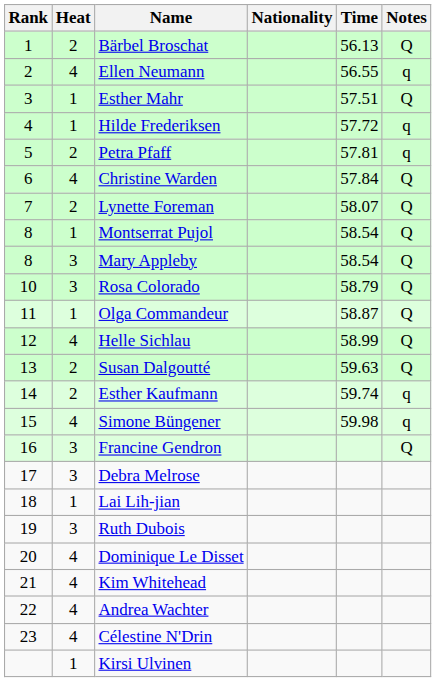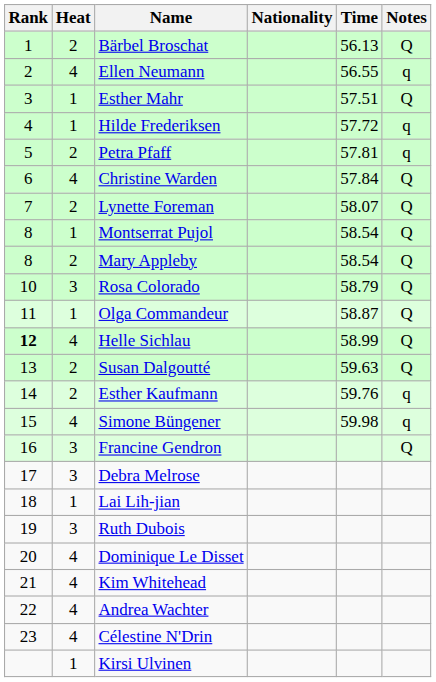(73, 260) 3 -> (73, 260) 2
(28, 340) normal -> (28, 340) bold
(359, 394) 59.74 -> (359, 394) 59.76
